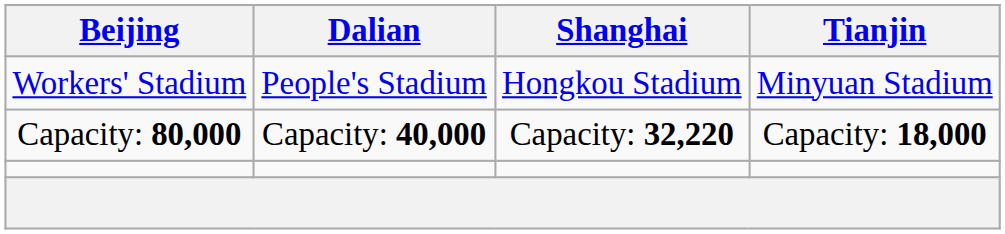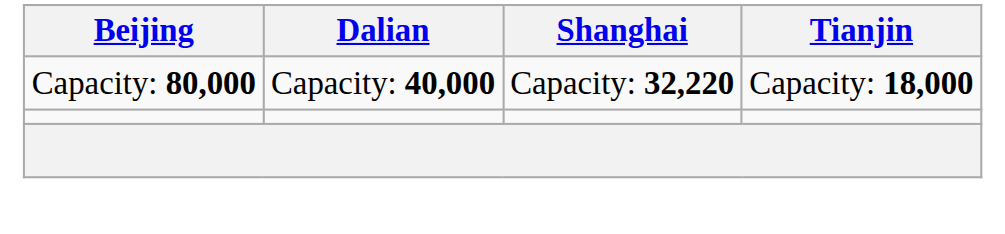- row: (129, 82)
